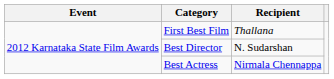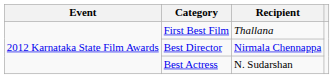(263, 47) N. Sudarshan -> (278, 47) Nirmala Chennappa
(278, 64) Nirmala Chennappa -> (263, 64) N. Sudarshan
